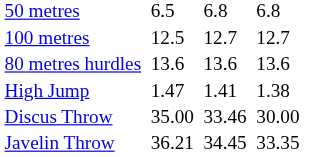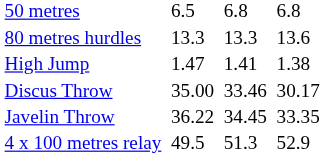- row: (47, 37)
(168, 64) 13.6 -> (188, 37) 13.3
(220, 64) 13.6 -> (241, 37) 13.3
(278, 116) 30.00 -> (298, 90) 30.17
(172, 143) 36.21 -> (193, 116) 36.22
+ row: (83, 143)
